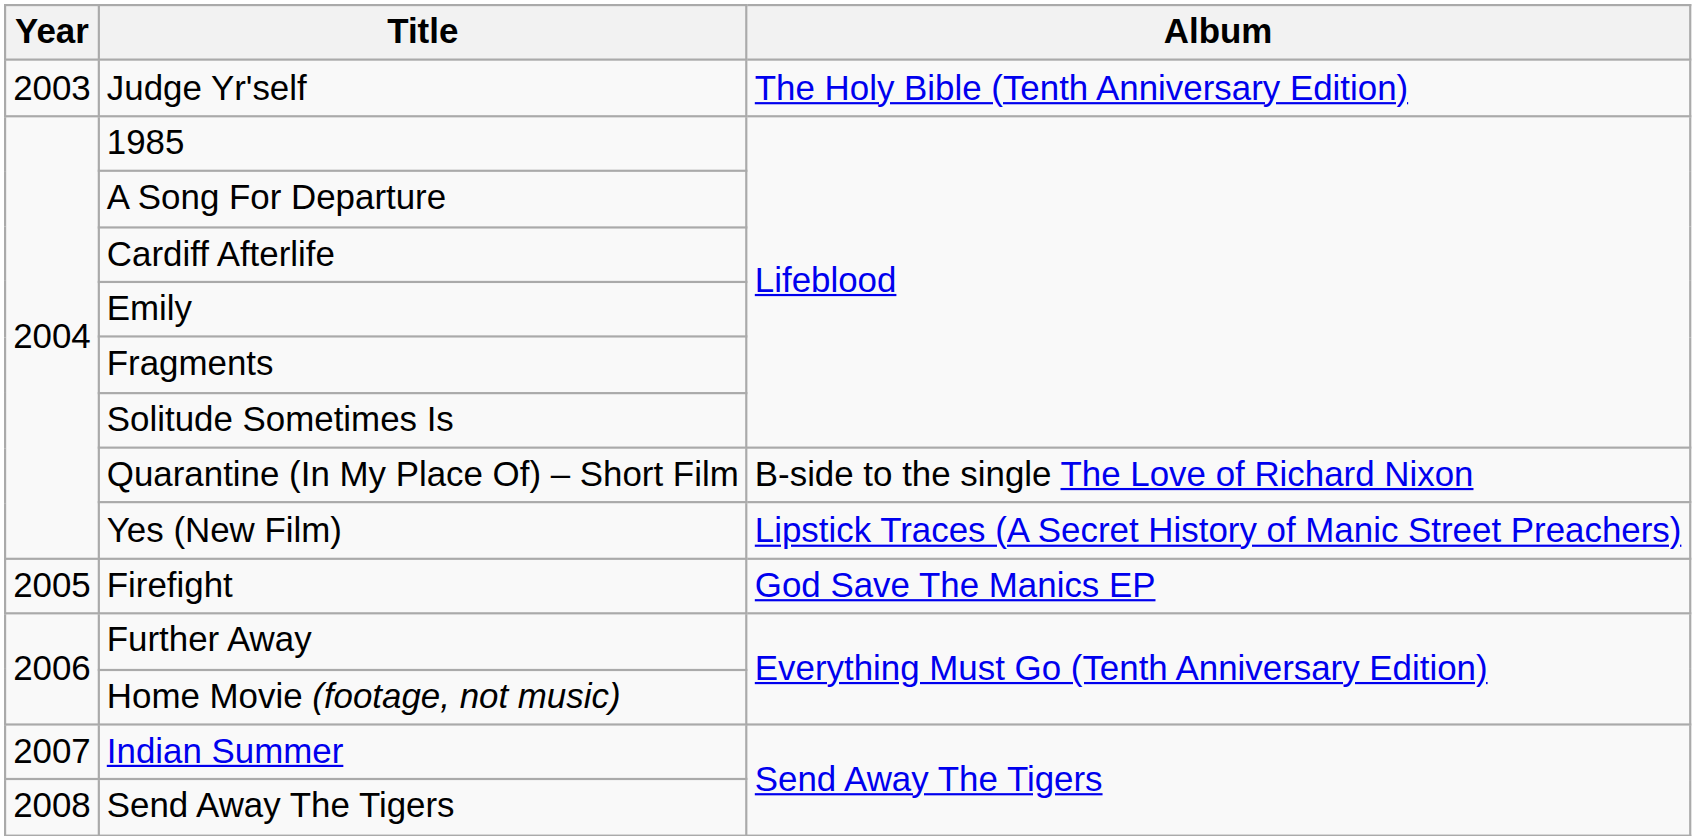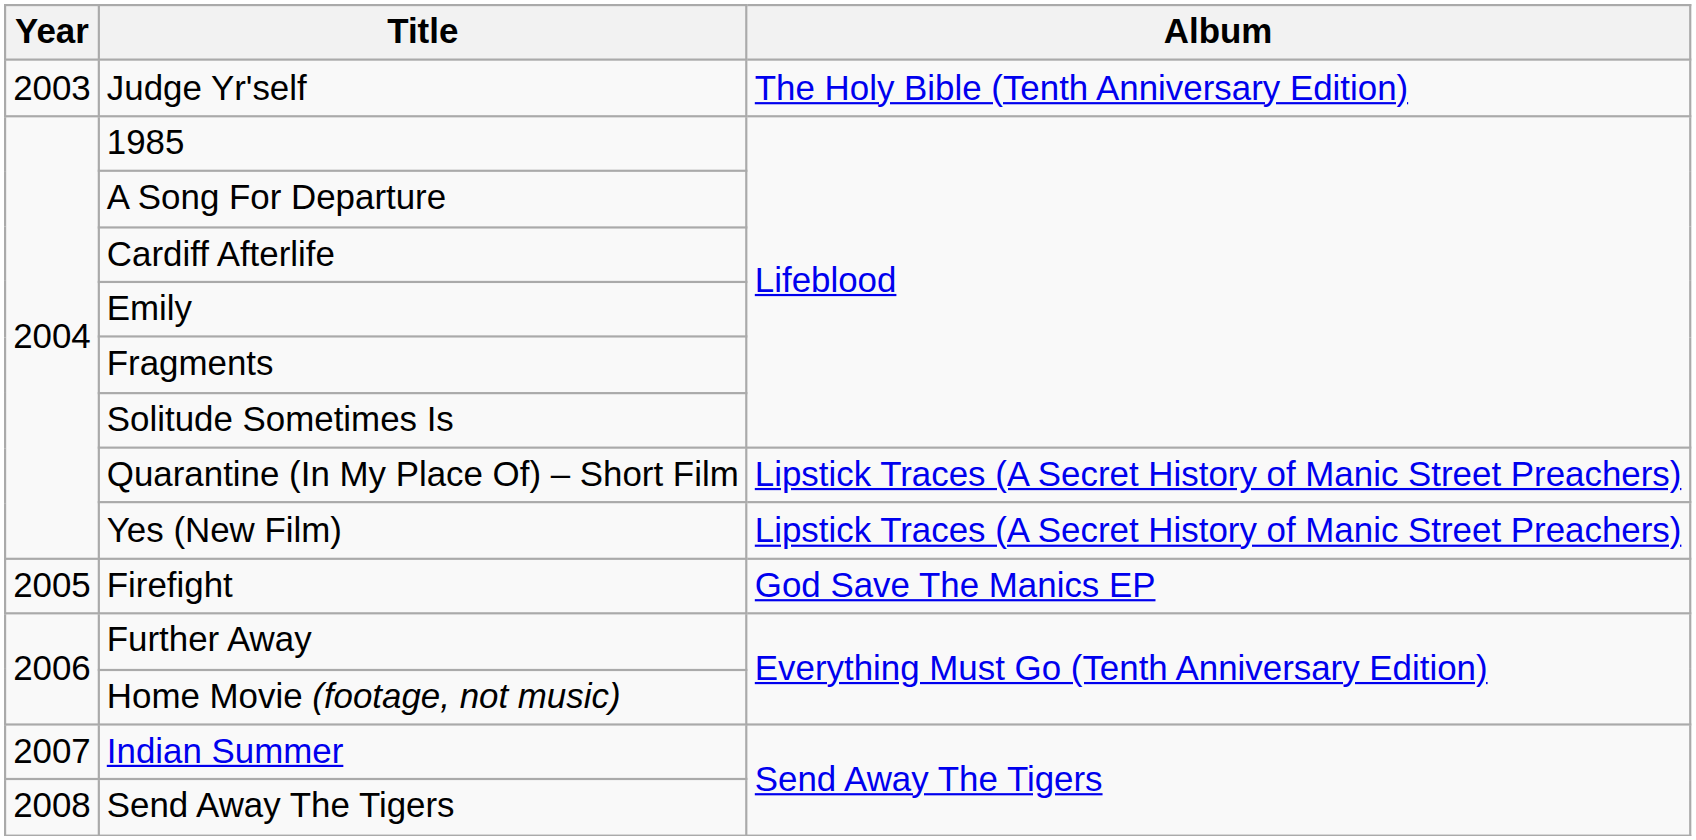(1114, 474) B-side to the single The Love of Richard Nixon -> (1218, 474) Lipstick Traces (A Secret History of Manic Street Preachers)
